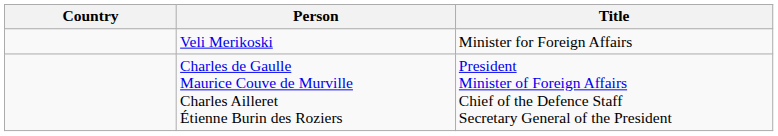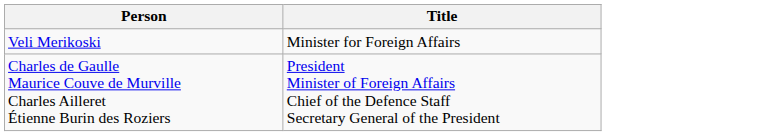- column: (91, 16)
